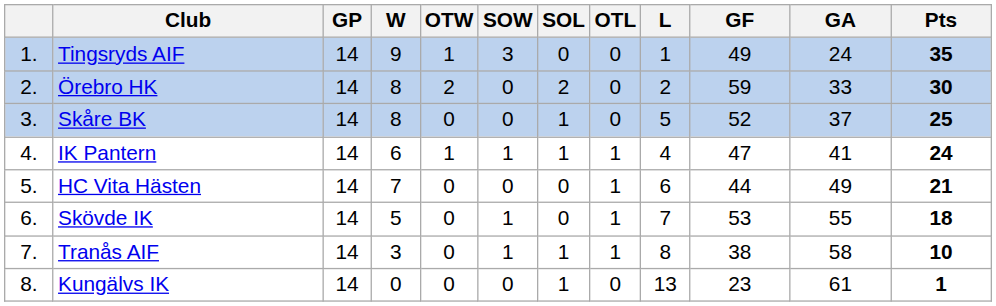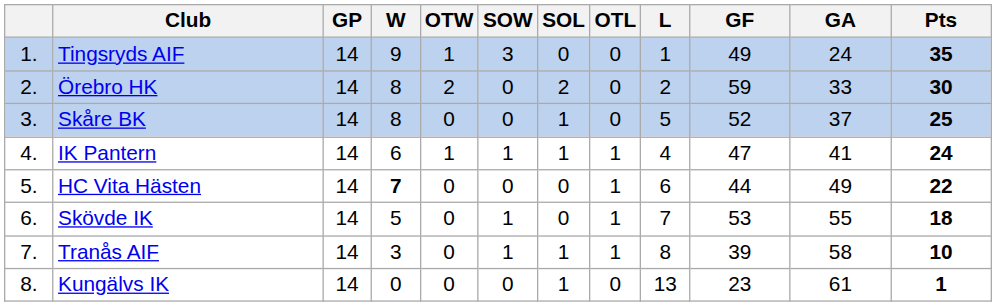(396, 185) normal -> (396, 185) bold
(941, 185) 21 -> (941, 185) 22
(740, 251) 38 -> (740, 251) 39
